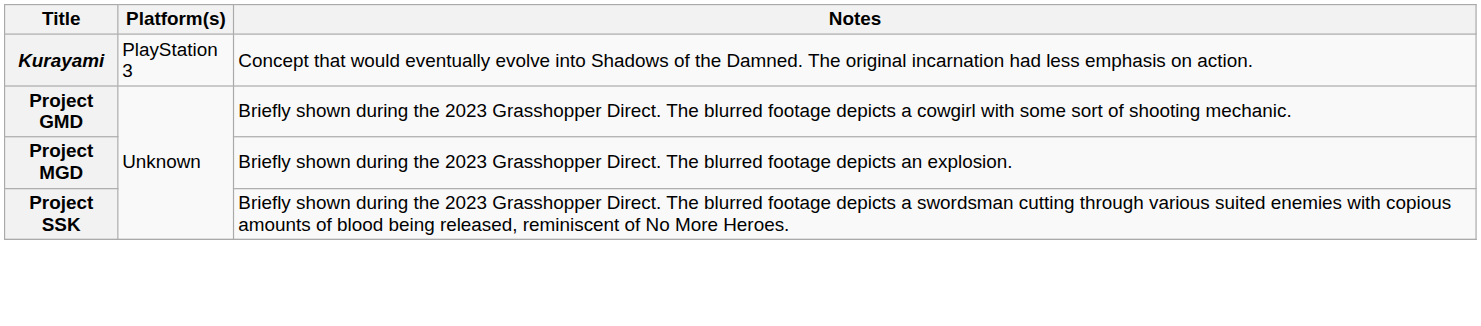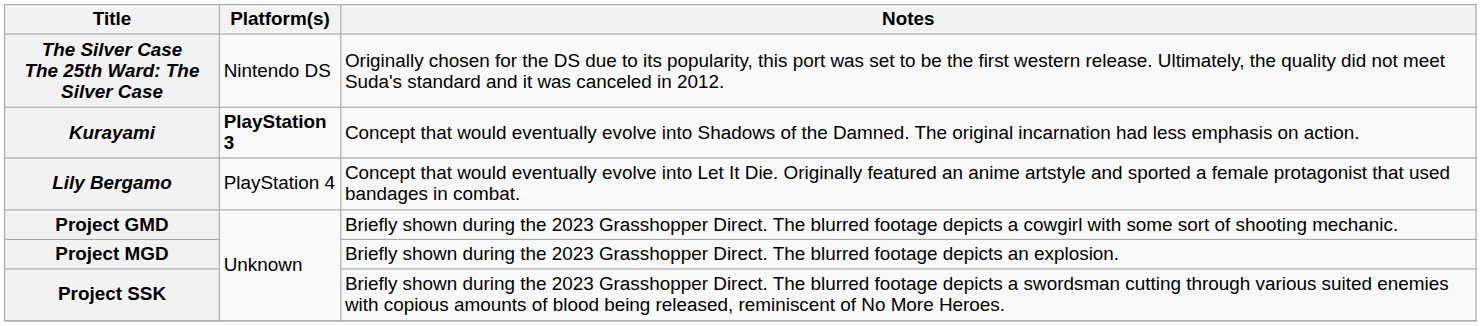+ row: (112, 70)
(170, 60) normal -> (275, 132) bold
+ row: (112, 183)
